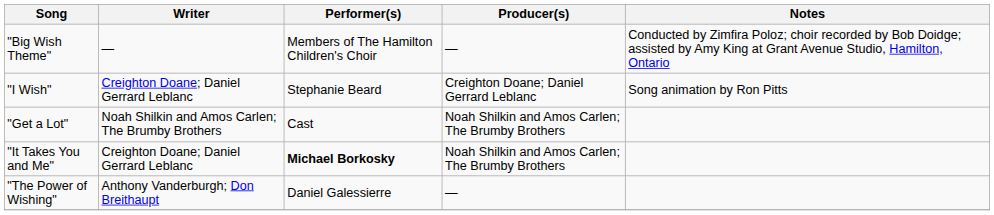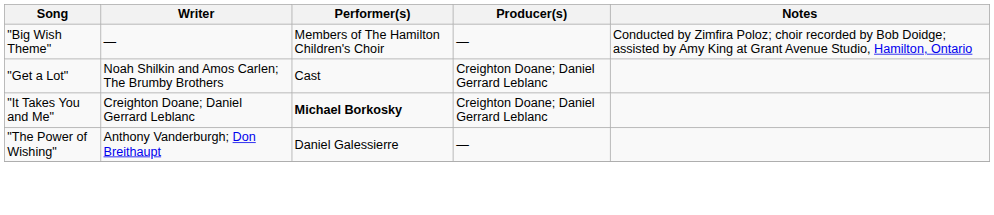- row: (29, 90)
(532, 124) Noah Shilkin and Amos Carlen; The Brumby Brothers -> (525, 75) Creighton Doane; Daniel Gerrard Leblanc
(532, 158) Noah Shilkin and Amos Carlen; The Brumby Brothers -> (525, 110) Creighton Doane; Daniel Gerrard Leblanc
